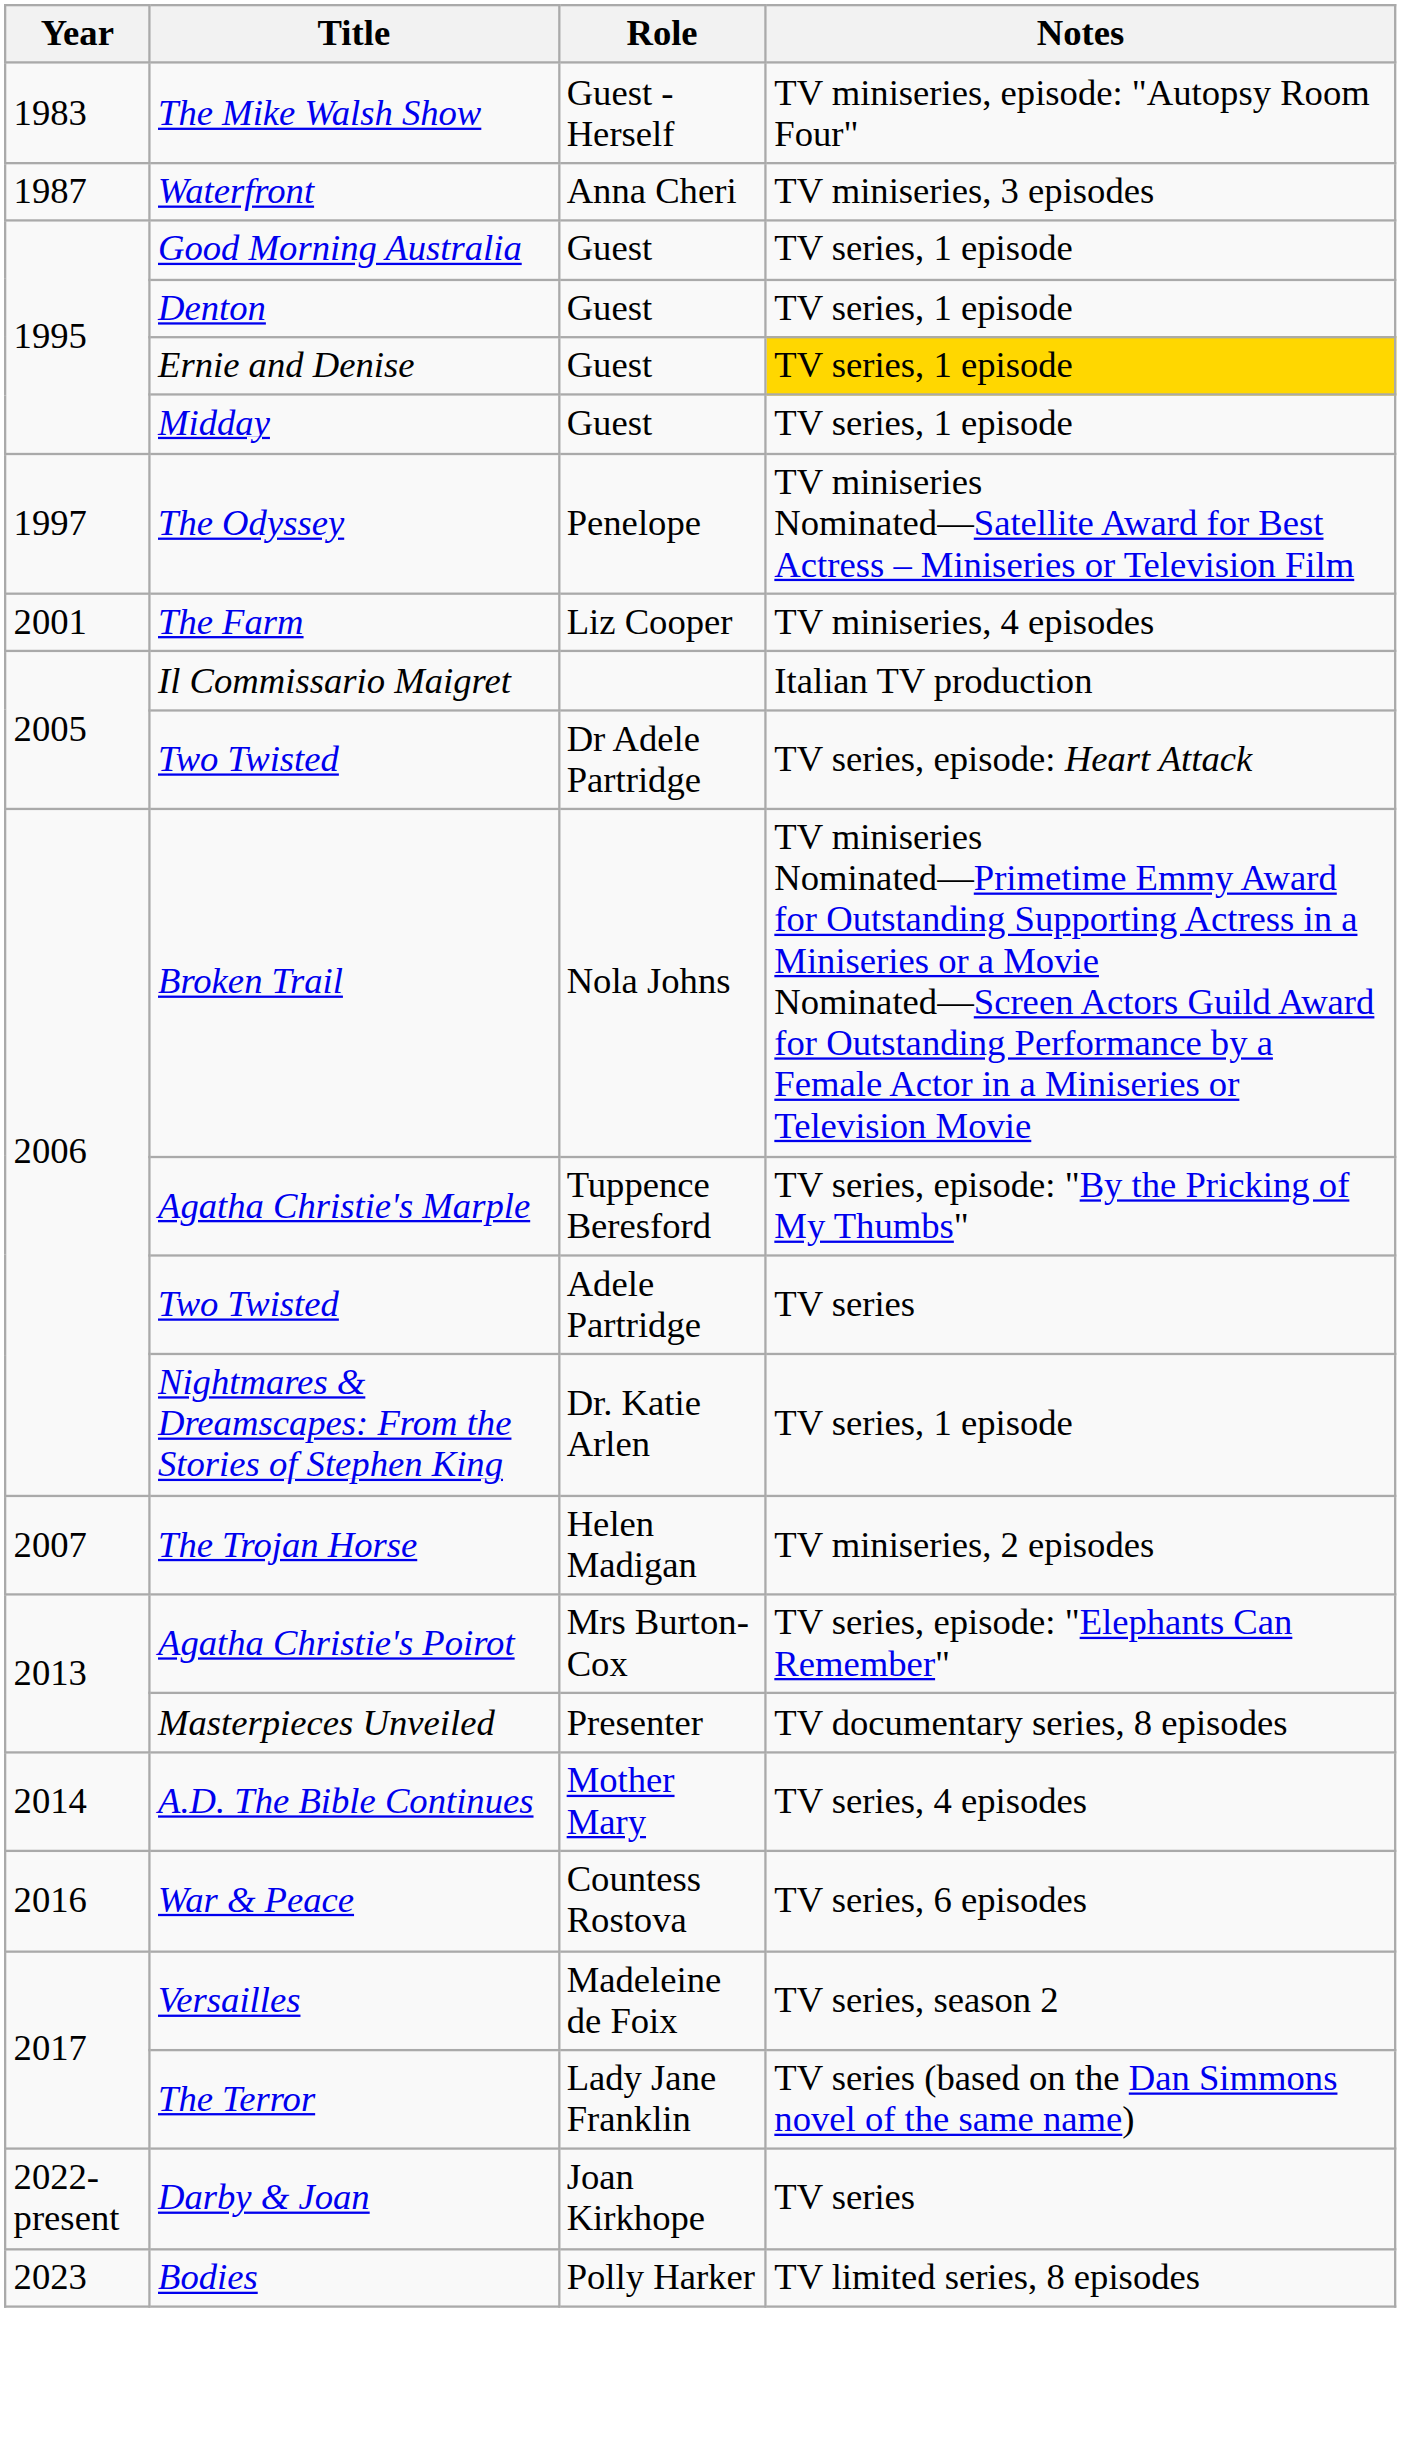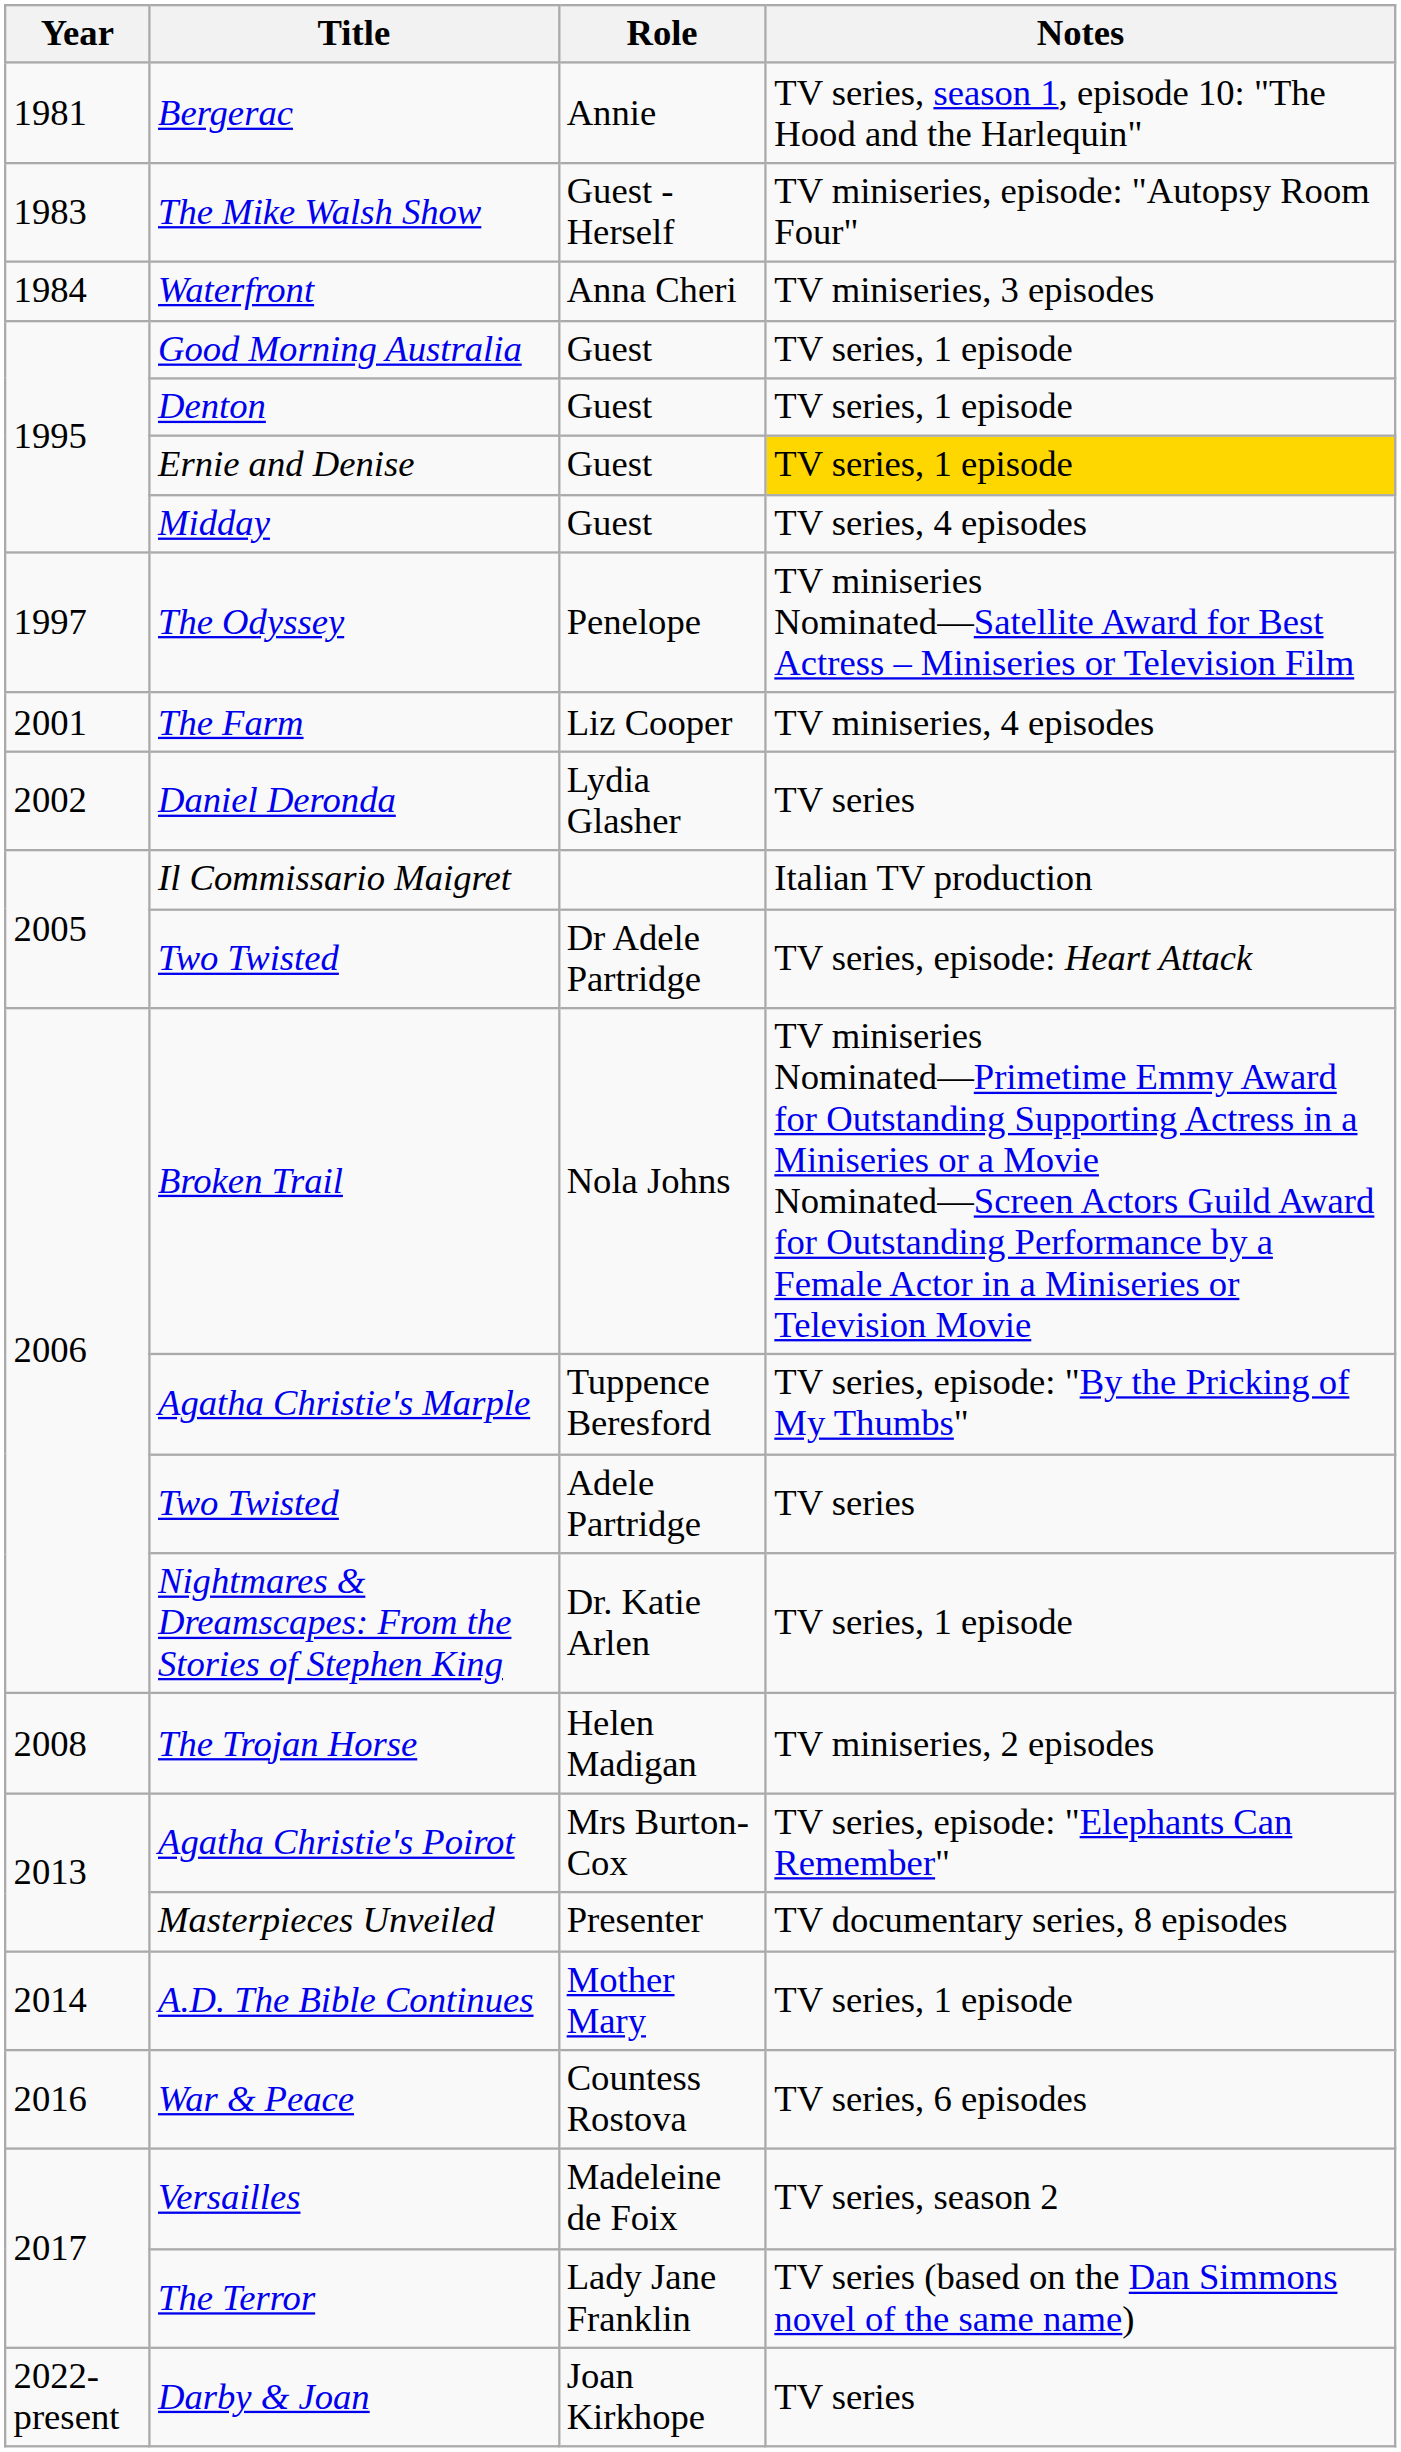+ row: (225, 112)
(50, 190) 1987 -> (50, 290) 1984
(924, 423) TV series, 1 episode -> (931, 522) TV series, 4 episodes
+ row: (277, 800)
(50, 1544) 2007 -> (50, 1742) 2008
(931, 1800) TV series, 4 episodes -> (924, 1999) TV series, 1 episode
- row: (208, 2276)
